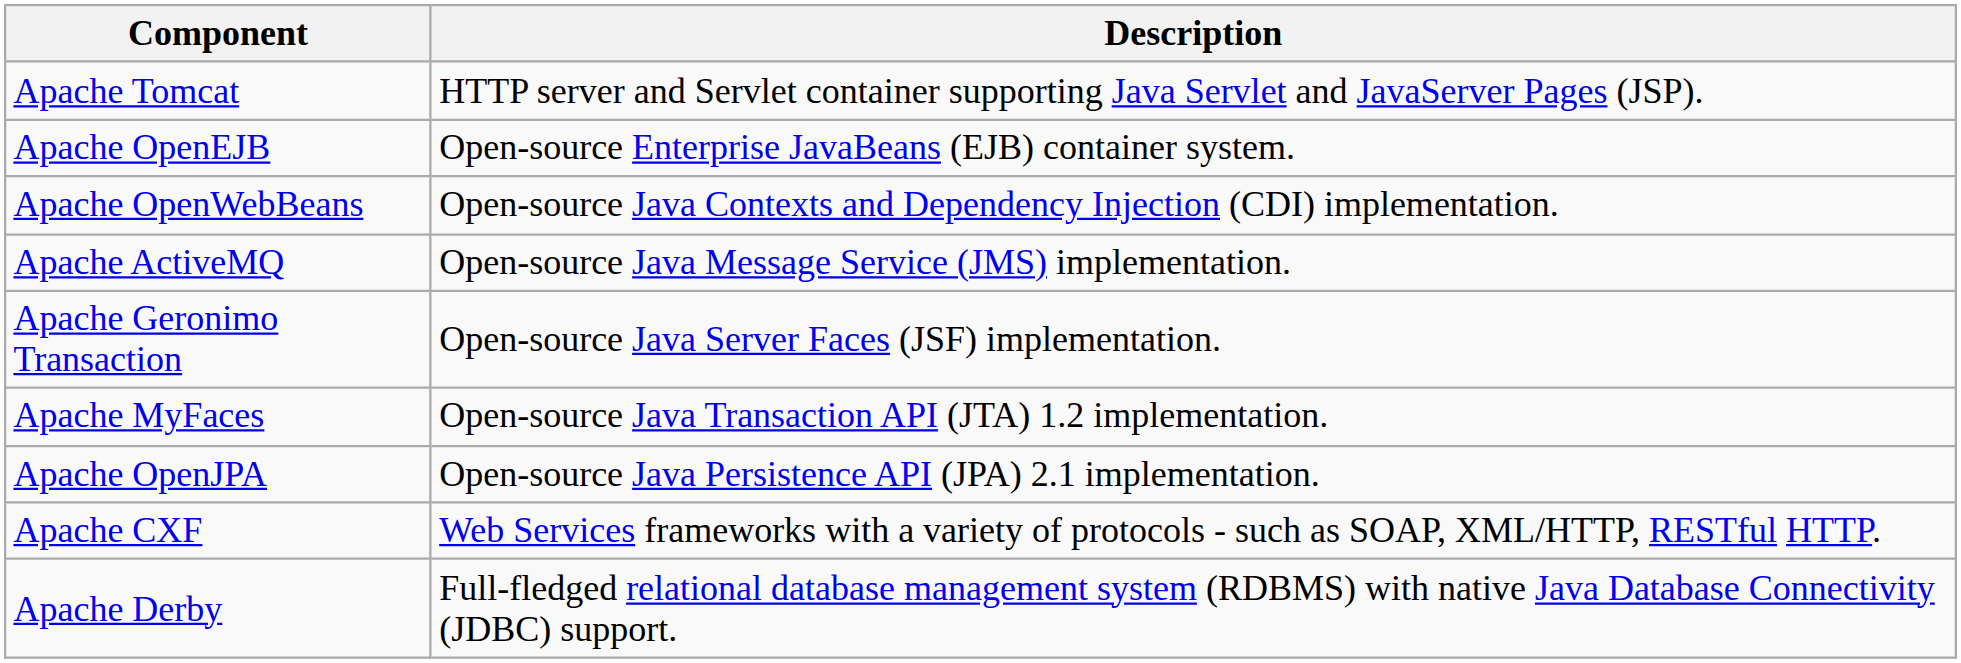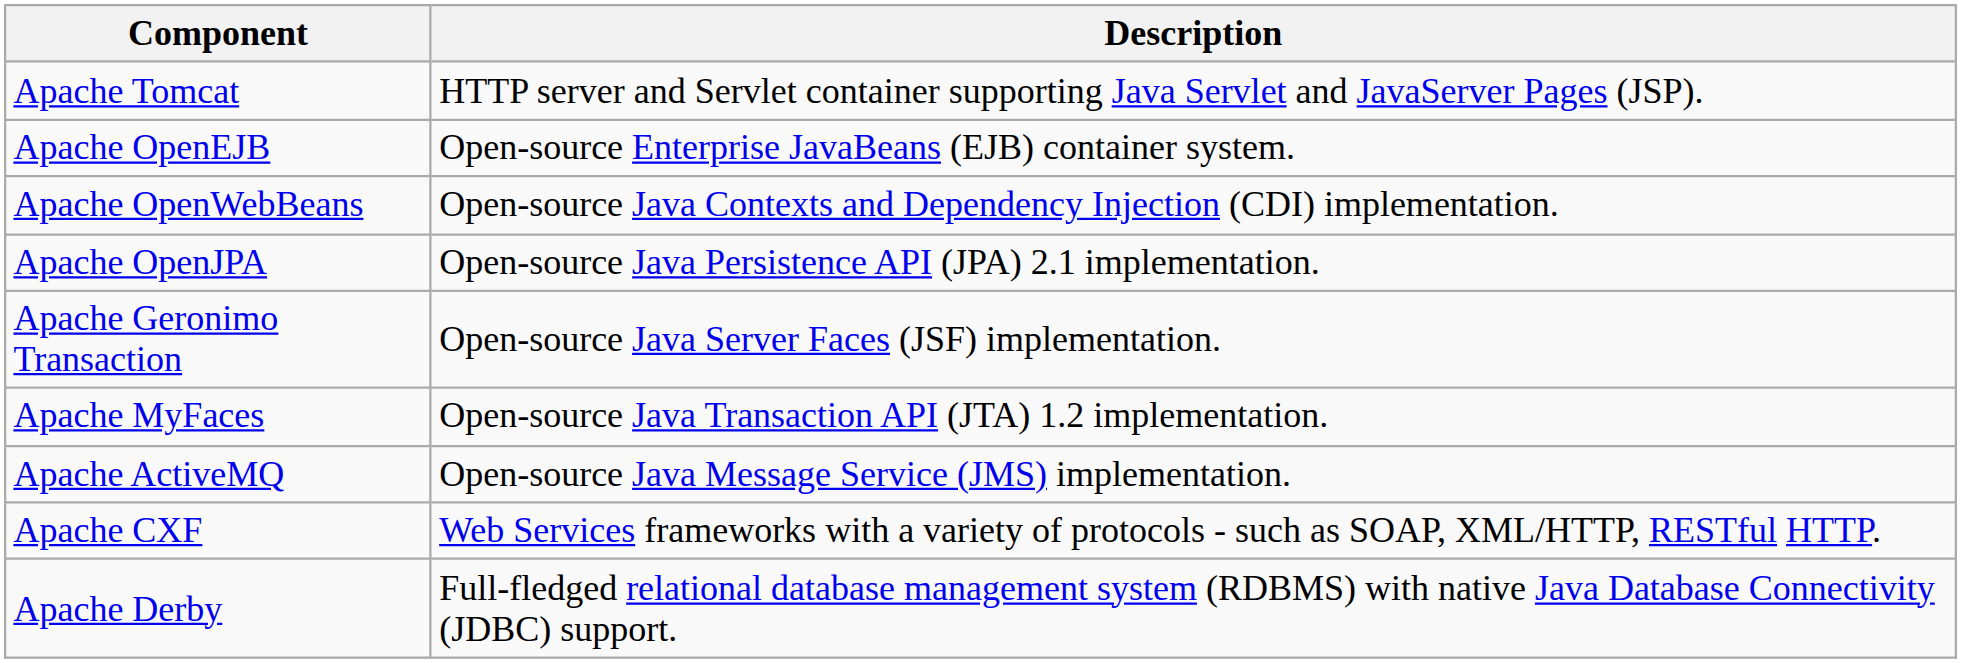rows swapped: (140, 473) <-> (149, 261)
